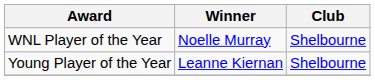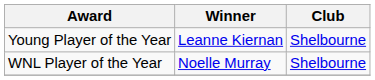rows swapped: (85, 39) <-> (90, 63)
